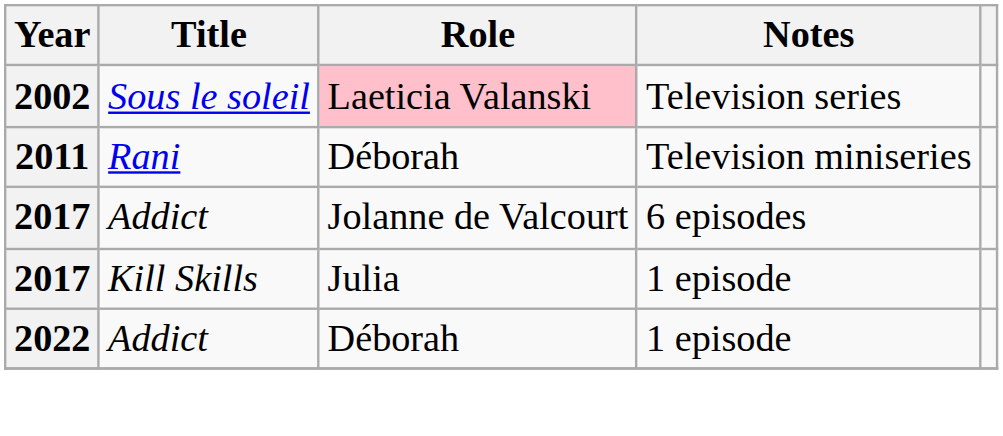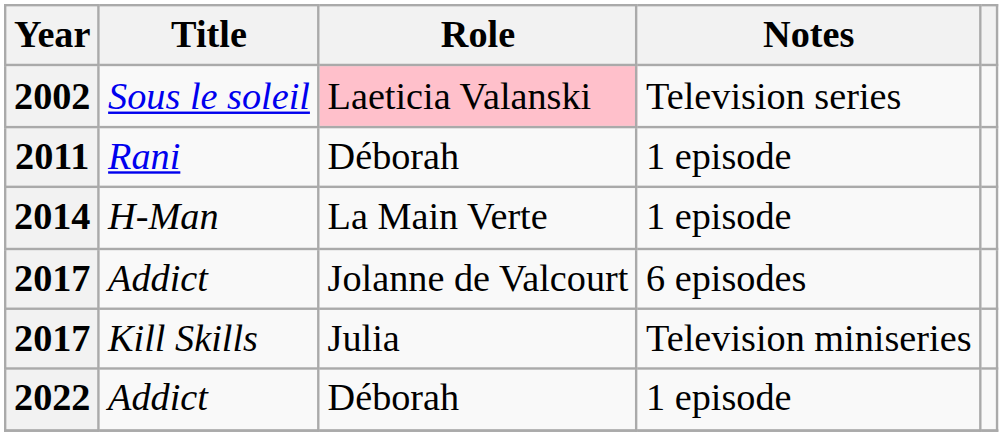(809, 156) Television miniseries -> (719, 156) 1 episode
+ row: (52, 216)
(719, 277) 1 episode -> (809, 338) Television miniseries
